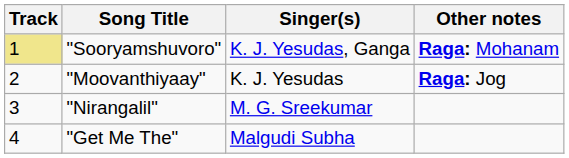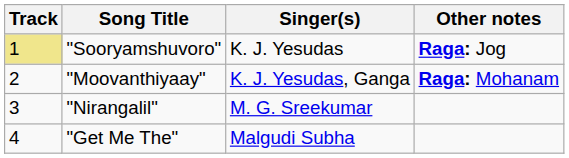(320, 49) K. J. Yesudas, Ganga -> (287, 49) K. J. Yesudas
(489, 49) Raga: Mohanam -> (462, 49) Raga: Jog
(287, 78) K. J. Yesudas -> (320, 78) K. J. Yesudas, Ganga
(462, 78) Raga: Jog -> (489, 78) Raga: Mohanam
